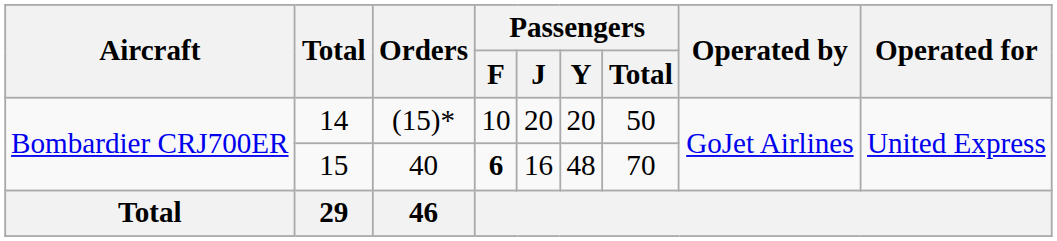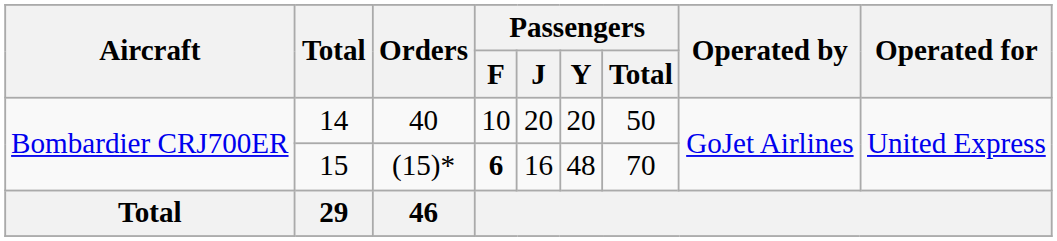(424, 119) (15)* -> (424, 119) 40
(424, 166) 40 -> (424, 166) (15)*
